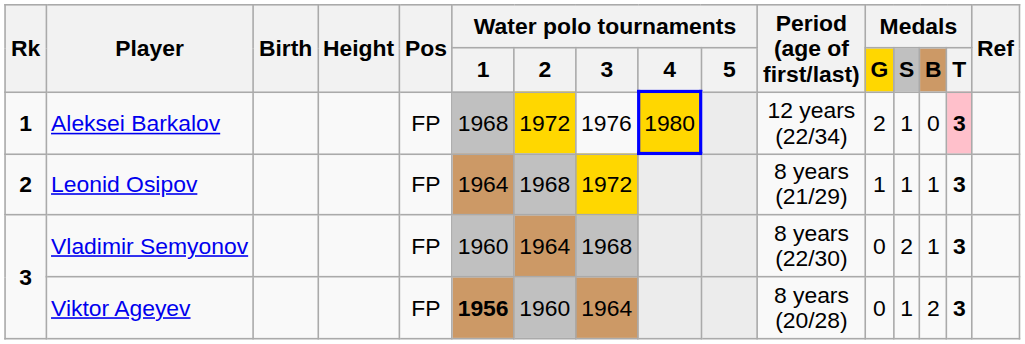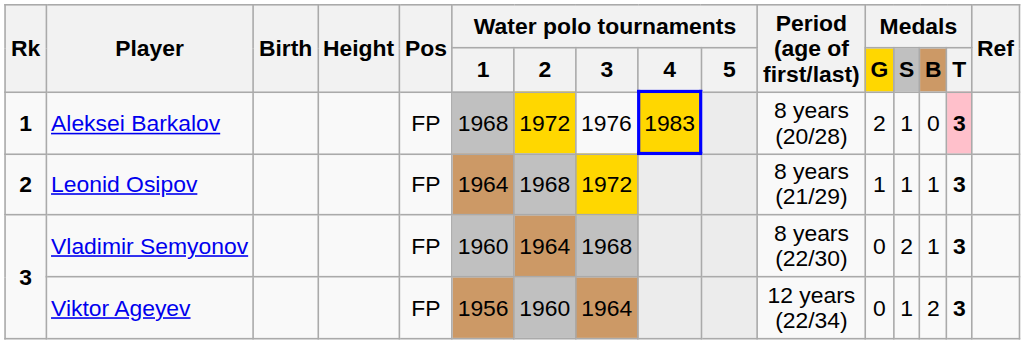(670, 123) 1980 -> (670, 123) 1983
(811, 123) 12 years (22/34) -> (811, 123) 8 years (20/28)
(483, 308) bold -> (483, 308) normal
(811, 308) 8 years (20/28) -> (811, 308) 12 years (22/34)
